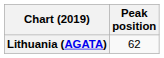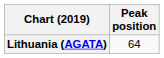(134, 44) 62 -> (134, 44) 64
